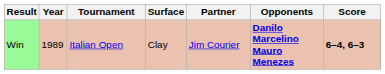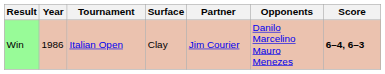(53, 44) 1989 -> (53, 44) 1986
(276, 44) bold -> (274, 44) normal
